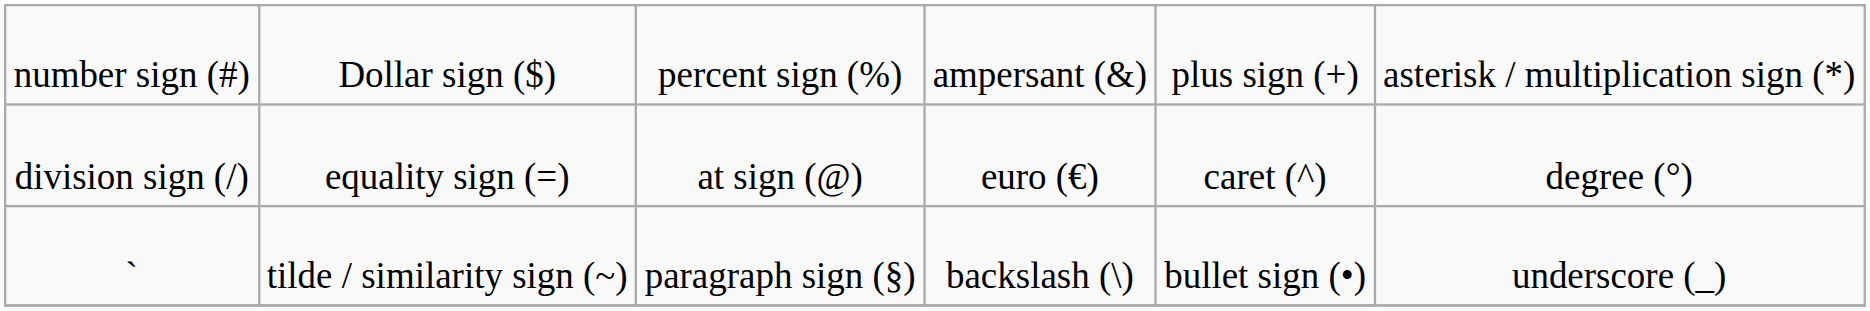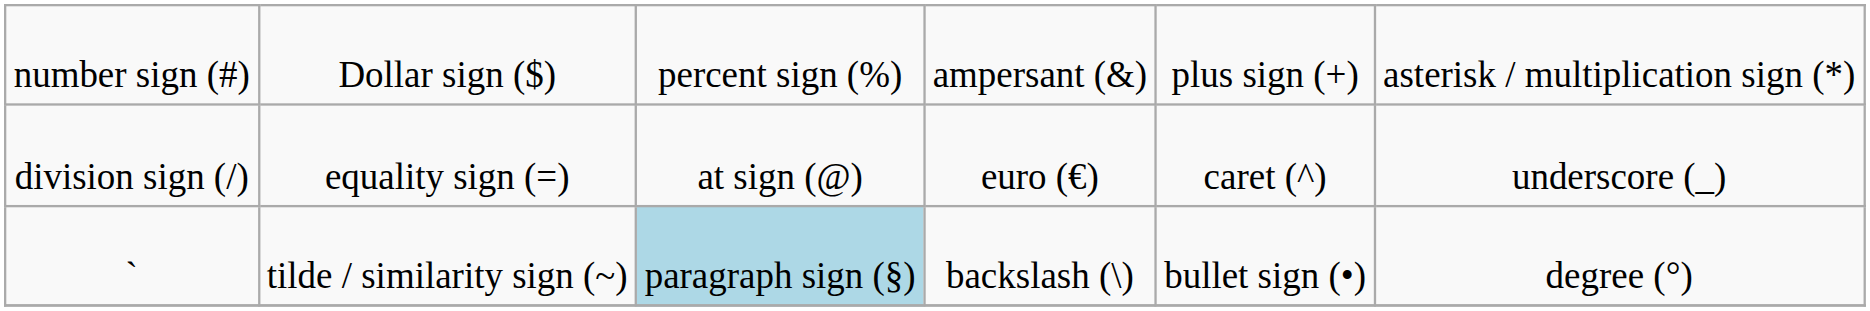(1619, 175) degree (°) -> (1619, 175) underscore (_)
(780, 275) no background -> (780, 275) lightblue background
(1619, 275) underscore (_) -> (1619, 275) degree (°)
